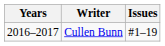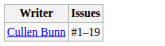- column: (33, 13)
